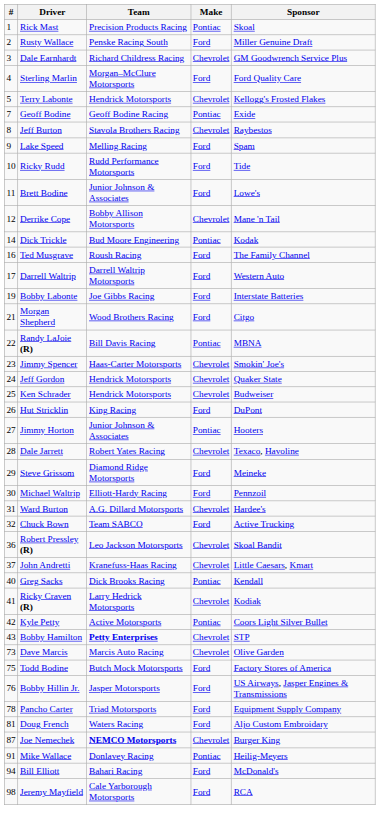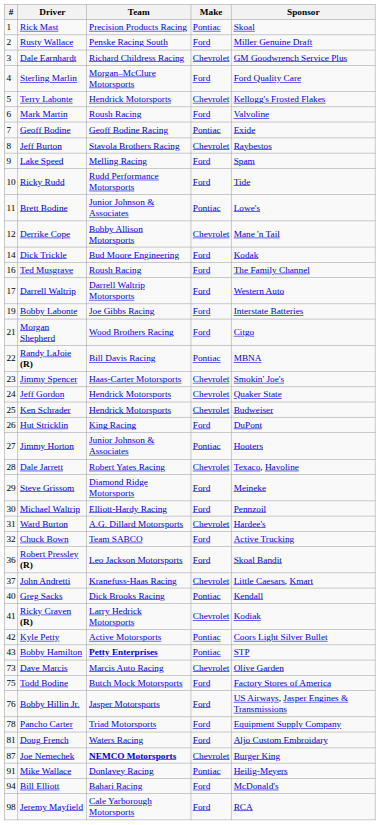+ row: (44, 115)
(202, 192) Ford -> (207, 207) Pontiac
(207, 239) Pontiac -> (202, 254) Ford
(211, 544) Chevrolet -> (202, 559) Ford
(211, 637) Chevrolet -> (207, 652) Pontiac
